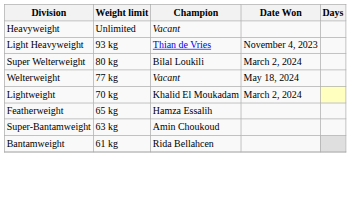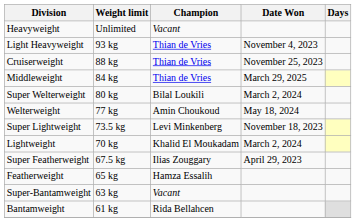+ row: (35, 62)
+ row: (35, 78)
(166, 78) Vacant -> (186, 111) Amin Choukoud
+ row: (44, 127)
+ row: (48, 160)
(186, 127) Amin Choukoud -> (166, 193) Vacant
